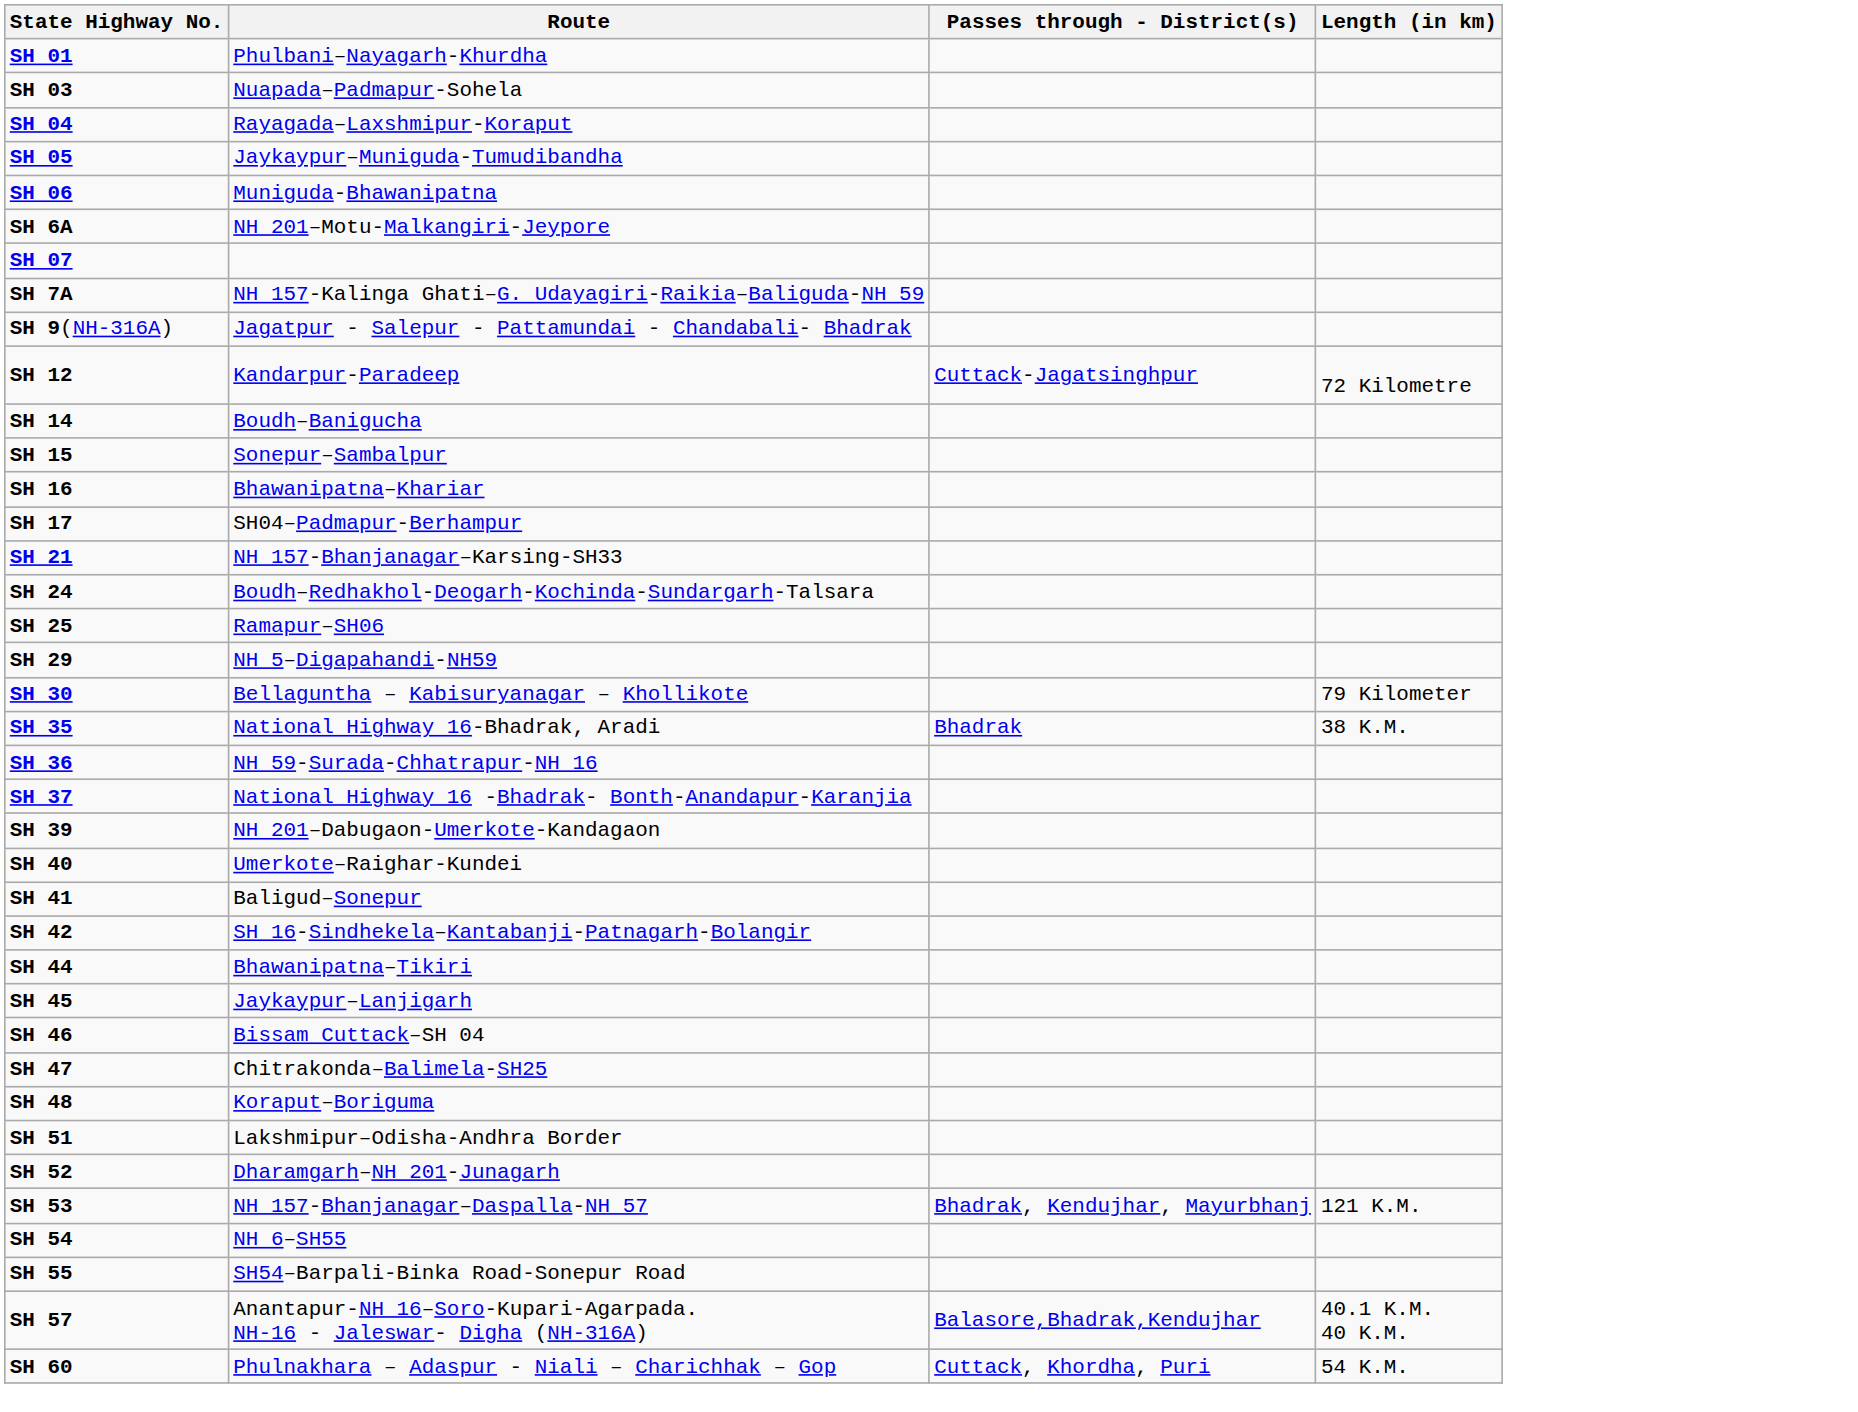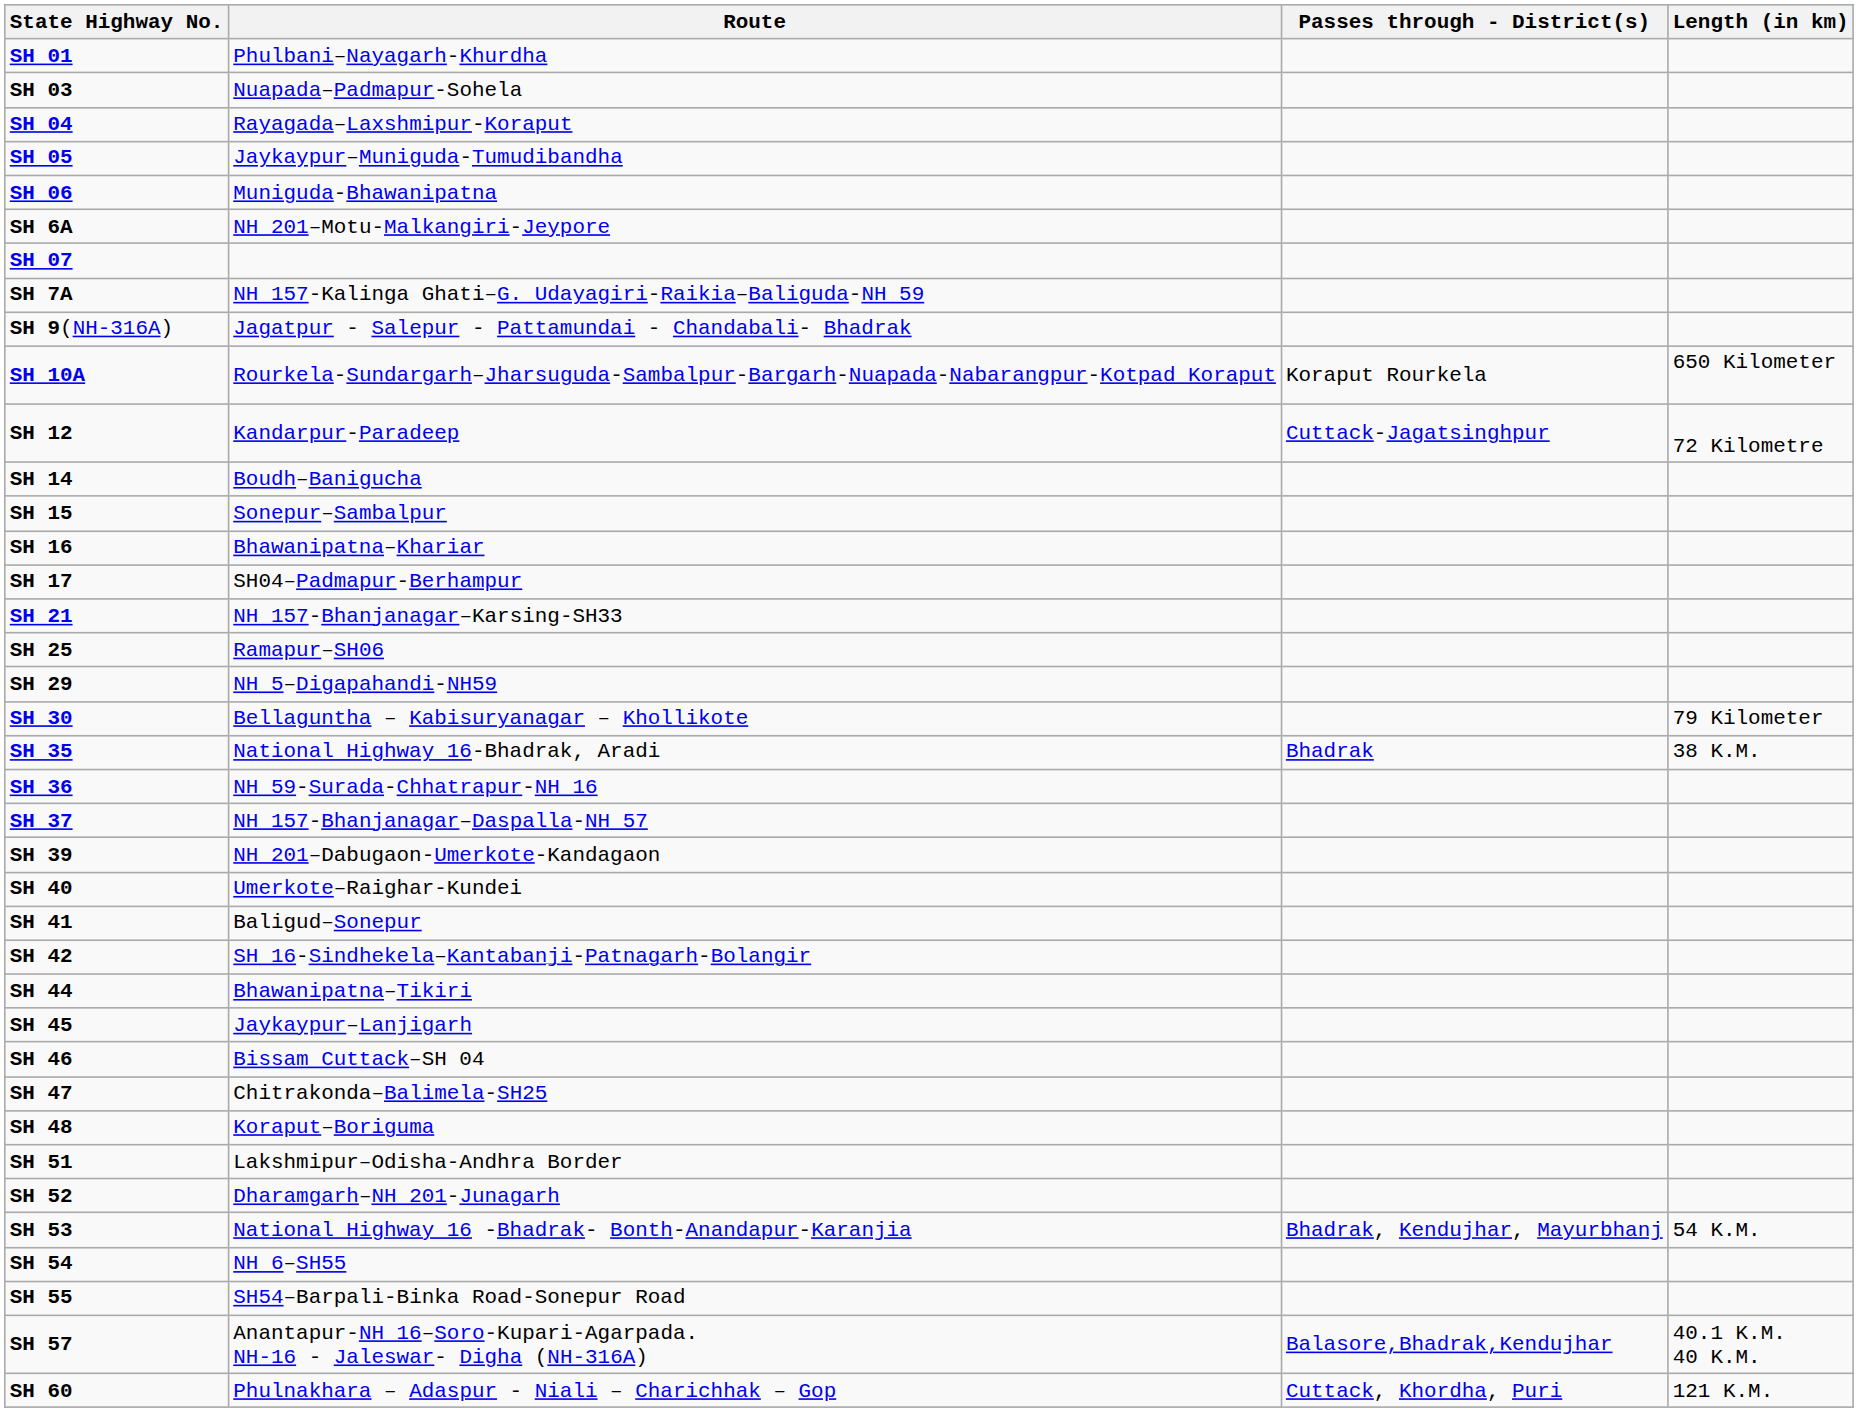+ row: (47, 375)
- row: (41, 592)
(572, 796) National Highway 16 -Bhadrak- Bonth-Anandapur-Karanjia -> (441, 821) NH 157-Bhanjanagar–Daspalla-NH 57
(441, 1206) NH 157-Bhanjanagar–Daspalla-NH 57 -> (572, 1230) National Highway 16 -Bhadrak- Bonth-Anandapur-Karanjia
(1371, 1206) 121 K.M. -> (1717, 1230) 54 K.M.
(1365, 1366) 54 K.M. -> (1723, 1391) 121 K.M.
